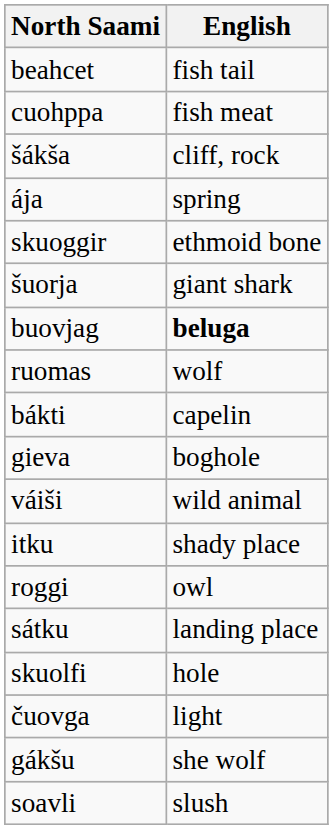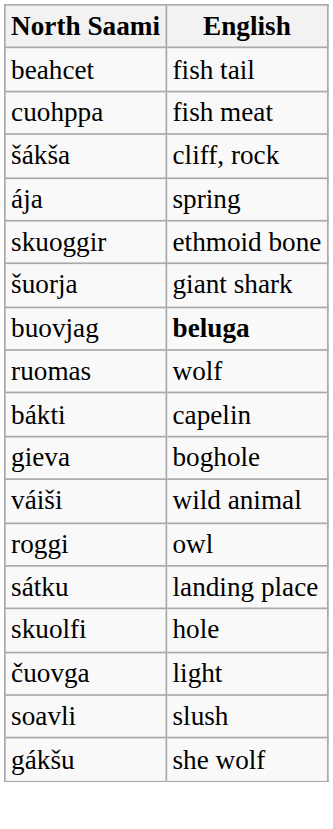- row: (32, 543)
rows swapped: (44, 802) <-> (43, 759)
